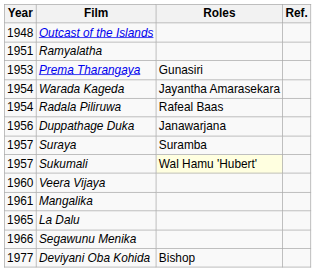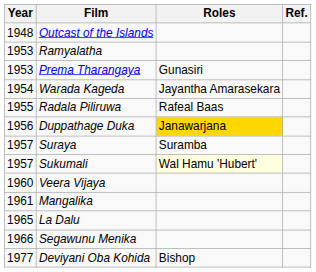(20, 51) 1951 -> (20, 51) 1953
(20, 107) 1954 -> (20, 107) 1955
(192, 126) no background -> (192, 126) gold background
